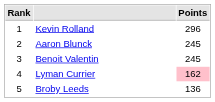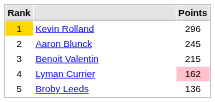(19, 28) no background -> (19, 28) gold background
(193, 59) 245 -> (193, 59) 215
